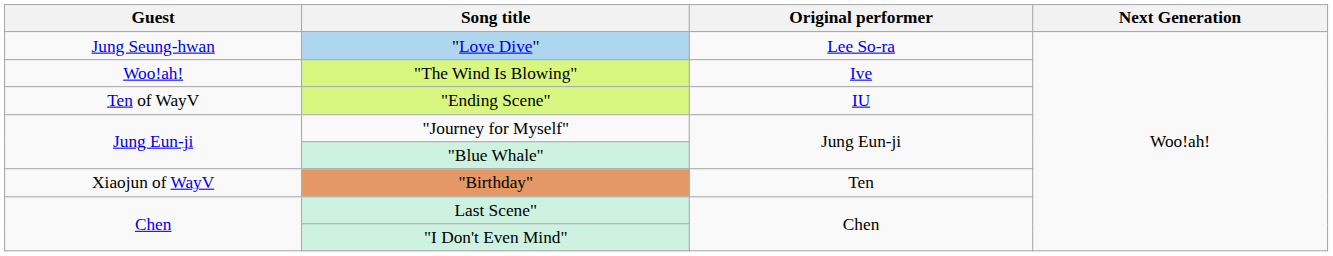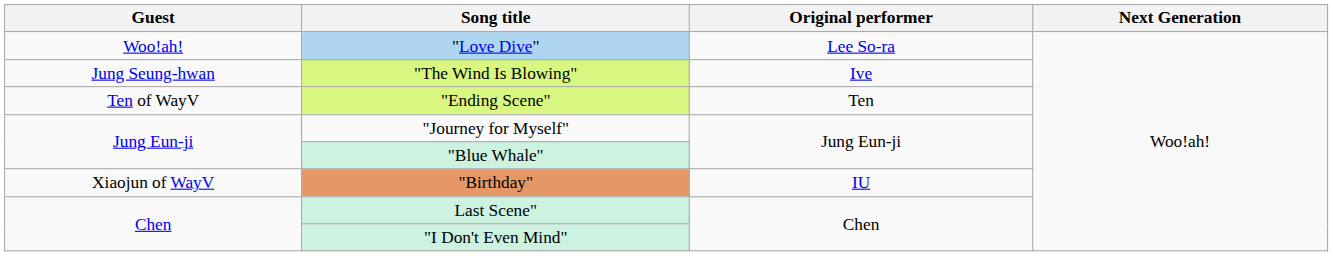(153, 45) Jung Seung-hwan -> (153, 45) Woo!ah!
(153, 73) Woo!ah! -> (153, 73) Jung Seung-hwan
(861, 100) IU -> (861, 100) Ten
(861, 182) Ten -> (861, 182) IU
